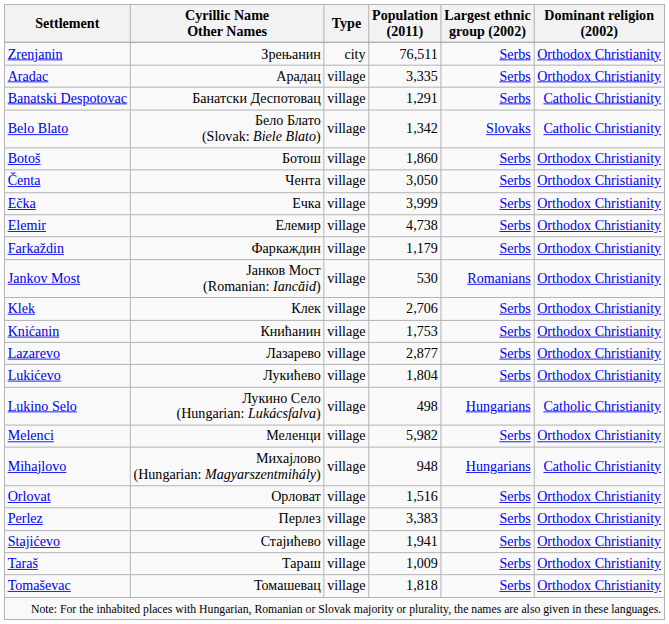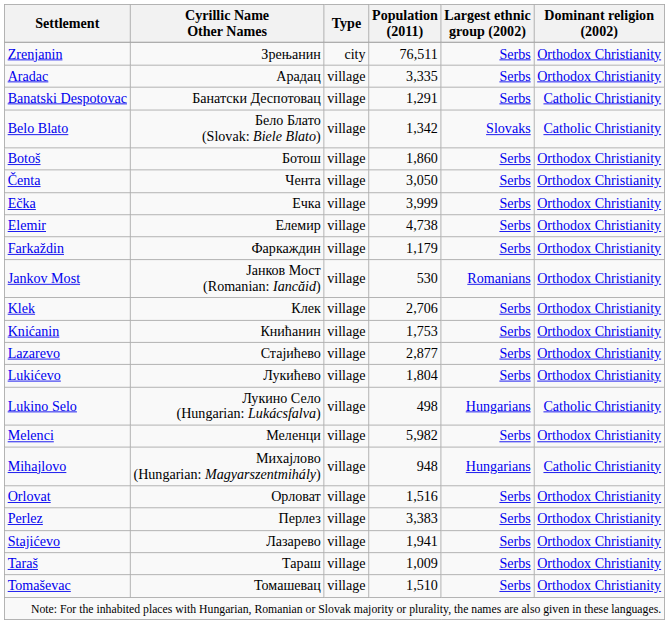(293, 353) Лазарево -> (291, 353) Стајићево
(291, 541) Стајићево -> (293, 541) Лазарево
(422, 586) 1,818 -> (422, 586) 1,510
